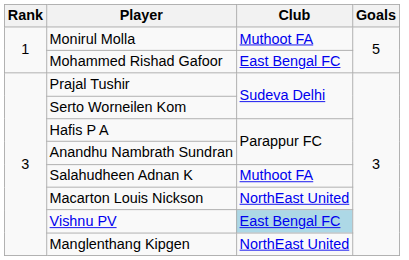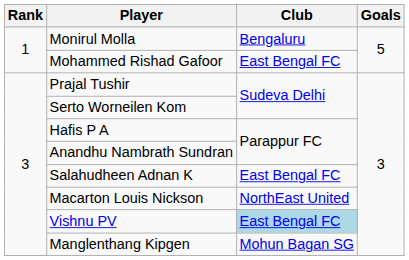(276, 38) Muthoot FA -> (272, 38) Bengaluru
(276, 175) Muthoot FA -> (290, 175) East Bengal FC
(294, 244) NorthEast United -> (297, 244) Mohun Bagan SG
